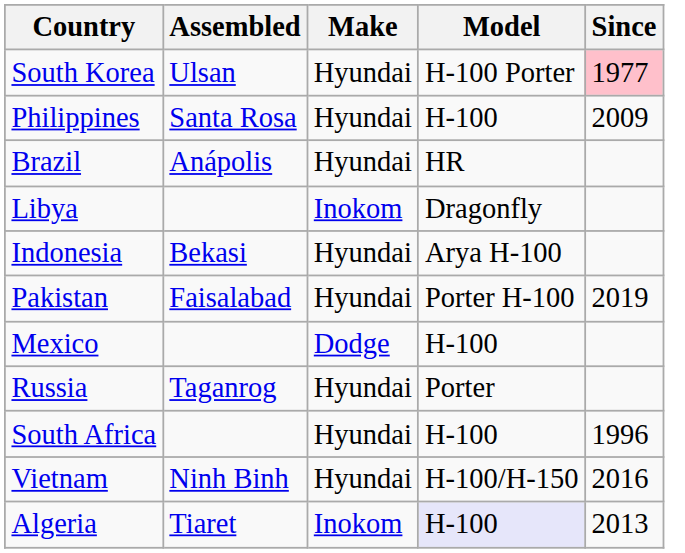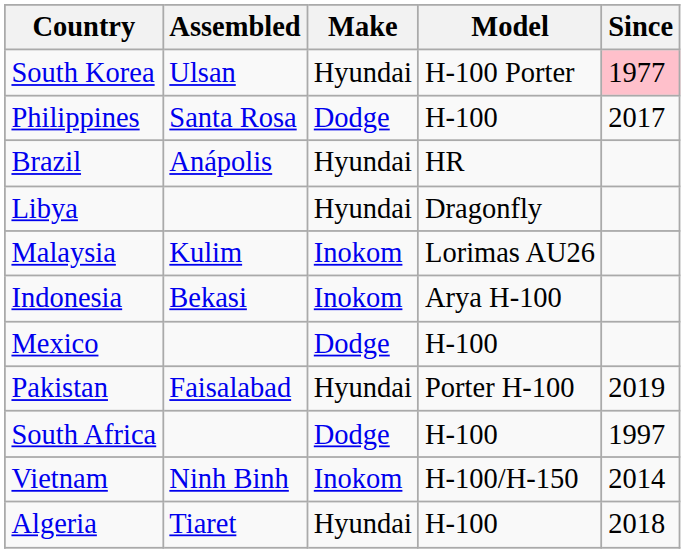(363, 117) Hyundai -> (352, 117) Dodge
(620, 117) 2009 -> (637, 117) 2017
(358, 207) Inokom -> (363, 207) Hyundai
+ row: (64, 252)
(363, 252) Hyundai -> (358, 298) Inokom
rows swapped: (55, 343) <-> (60, 298)
- row: (49, 388)
(363, 433) Hyundai -> (352, 433) Dodge
(620, 433) 1996 -> (637, 433) 1997
(363, 478) Hyundai -> (358, 478) Inokom
(620, 478) 2016 -> (637, 478) 2014
(358, 523) Inokom -> (363, 523) Hyundai
(461, 523) lavender background -> (461, 523) no background
(620, 523) 2013 -> (637, 523) 2018
